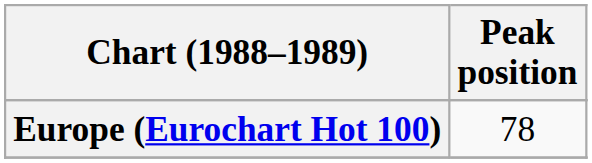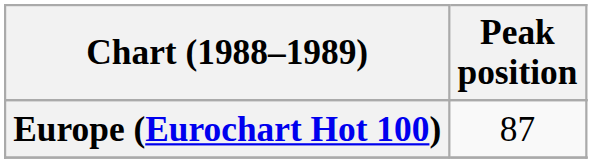(517, 128) 78 -> (517, 128) 87
